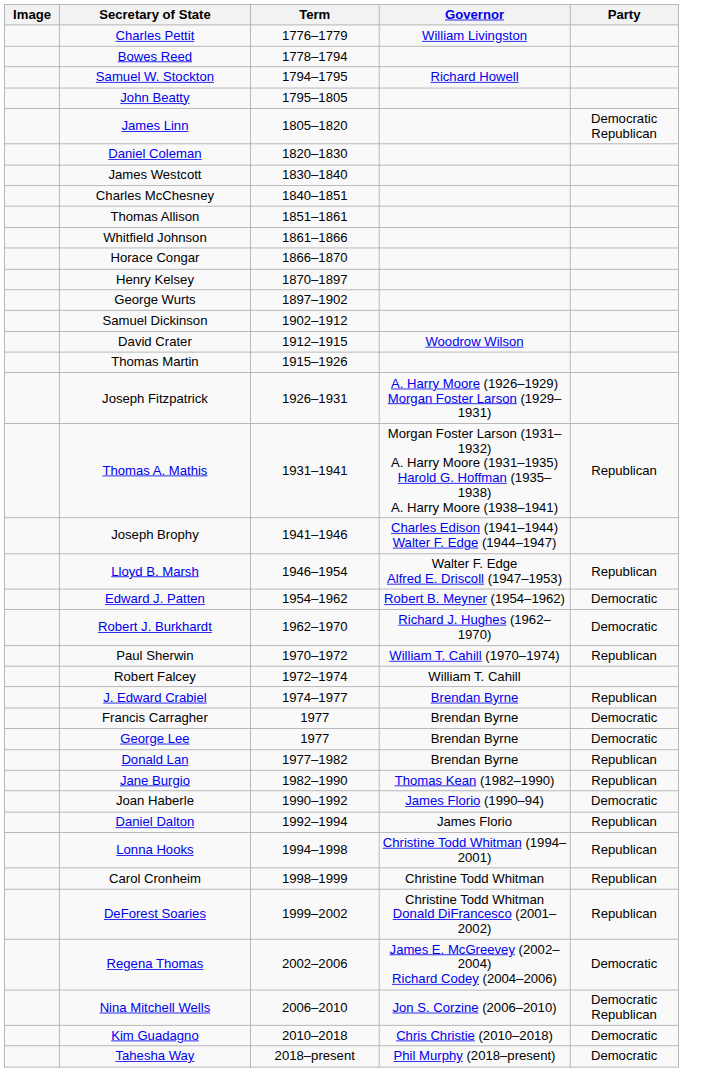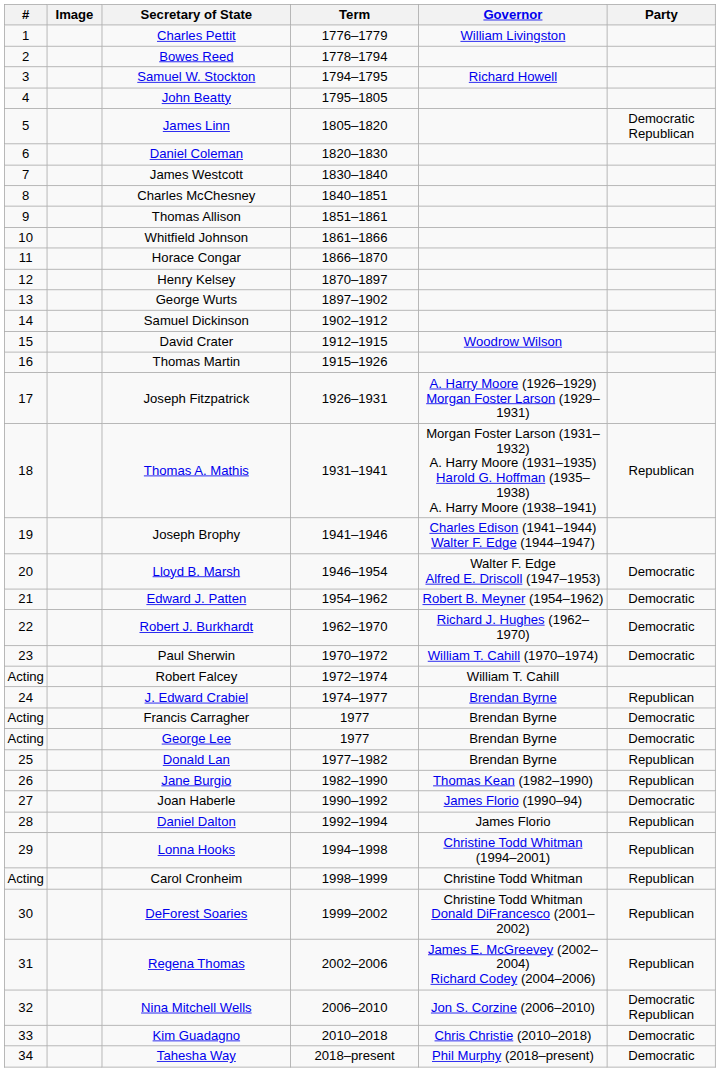+ column: (26, 14)
(624, 571) Republican -> (661, 571) Democratic
(624, 655) Republican -> (661, 655) Democratic
(624, 964) Democratic -> (661, 964) Republican
